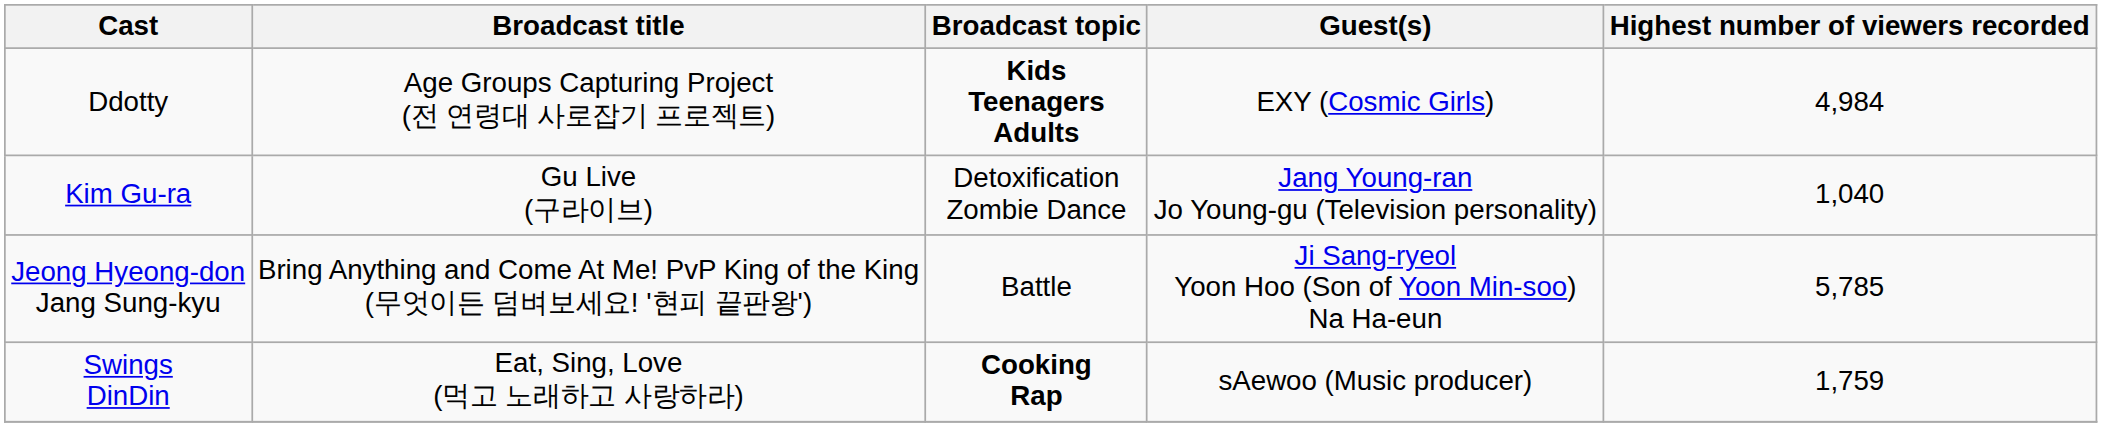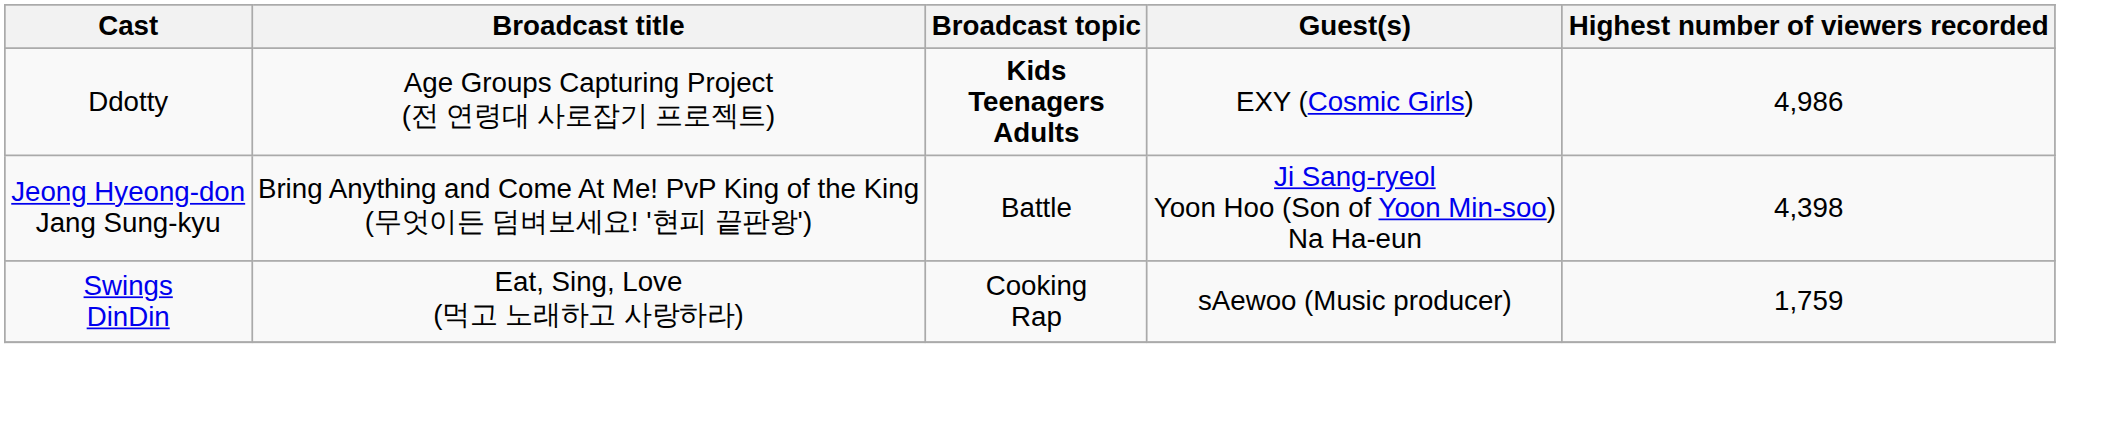(1850, 101) 4,984 -> (1809, 101) 4,986
- row: (128, 194)
(1850, 287) 5,785 -> (1809, 207) 4,398
(1036, 381) bold -> (1036, 300) normal
